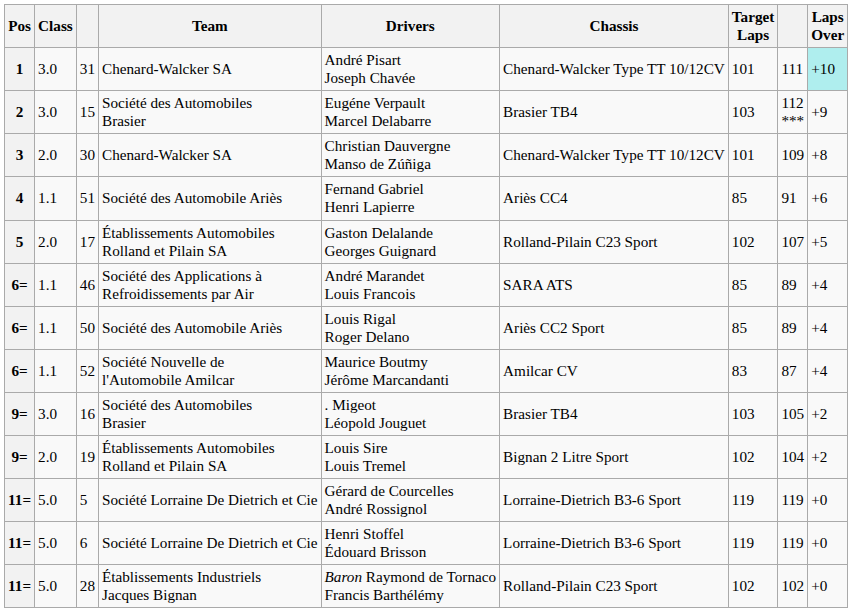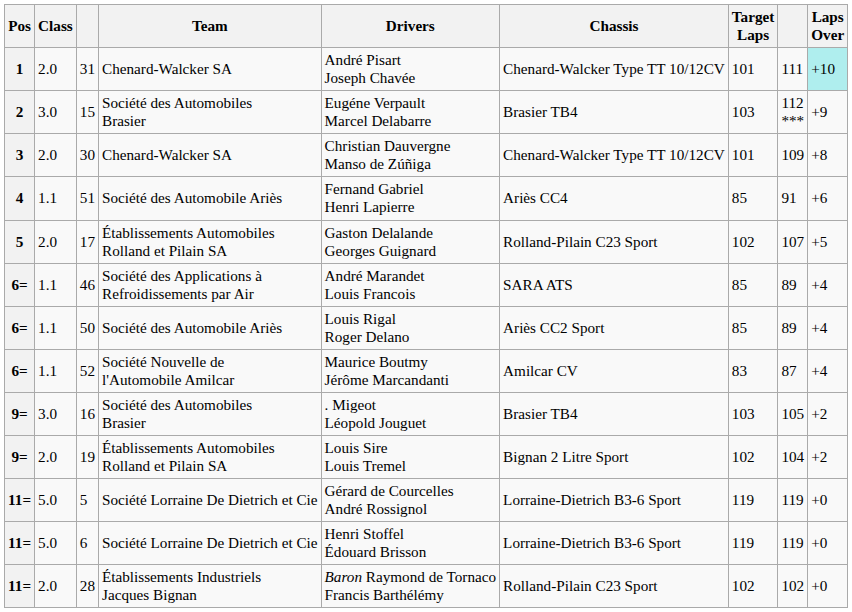(48, 69) 3.0 -> (48, 69) 2.0
(48, 586) 5.0 -> (48, 586) 2.0
